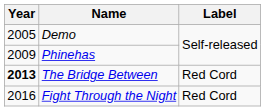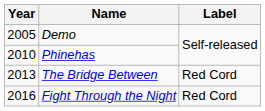(22, 55) 2009 -> (22, 55) 2010
(22, 75) bold -> (22, 75) normal
